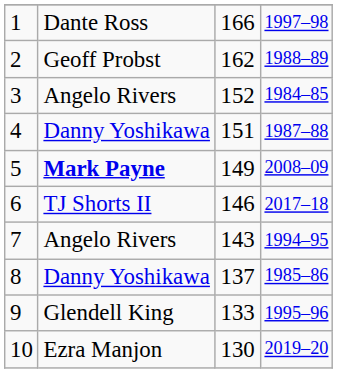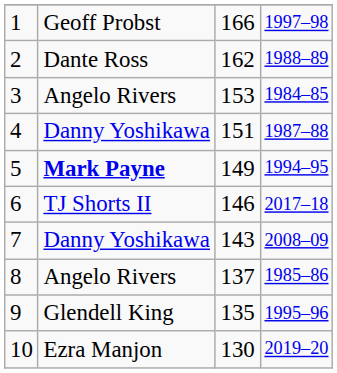(96, 22) Dante Ross -> (102, 22) Geoff Probst
(102, 58) Geoff Probst -> (96, 58) Dante Ross
(238, 95) 152 -> (238, 95) 153
(296, 167) 2008–09 -> (296, 167) 1994–95
(110, 240) Angelo Rivers -> (127, 240) Danny Yoshikawa
(296, 240) 1994–95 -> (296, 240) 2008–09
(127, 276) Danny Yoshikawa -> (110, 276) Angelo Rivers
(238, 312) 133 -> (238, 312) 135
